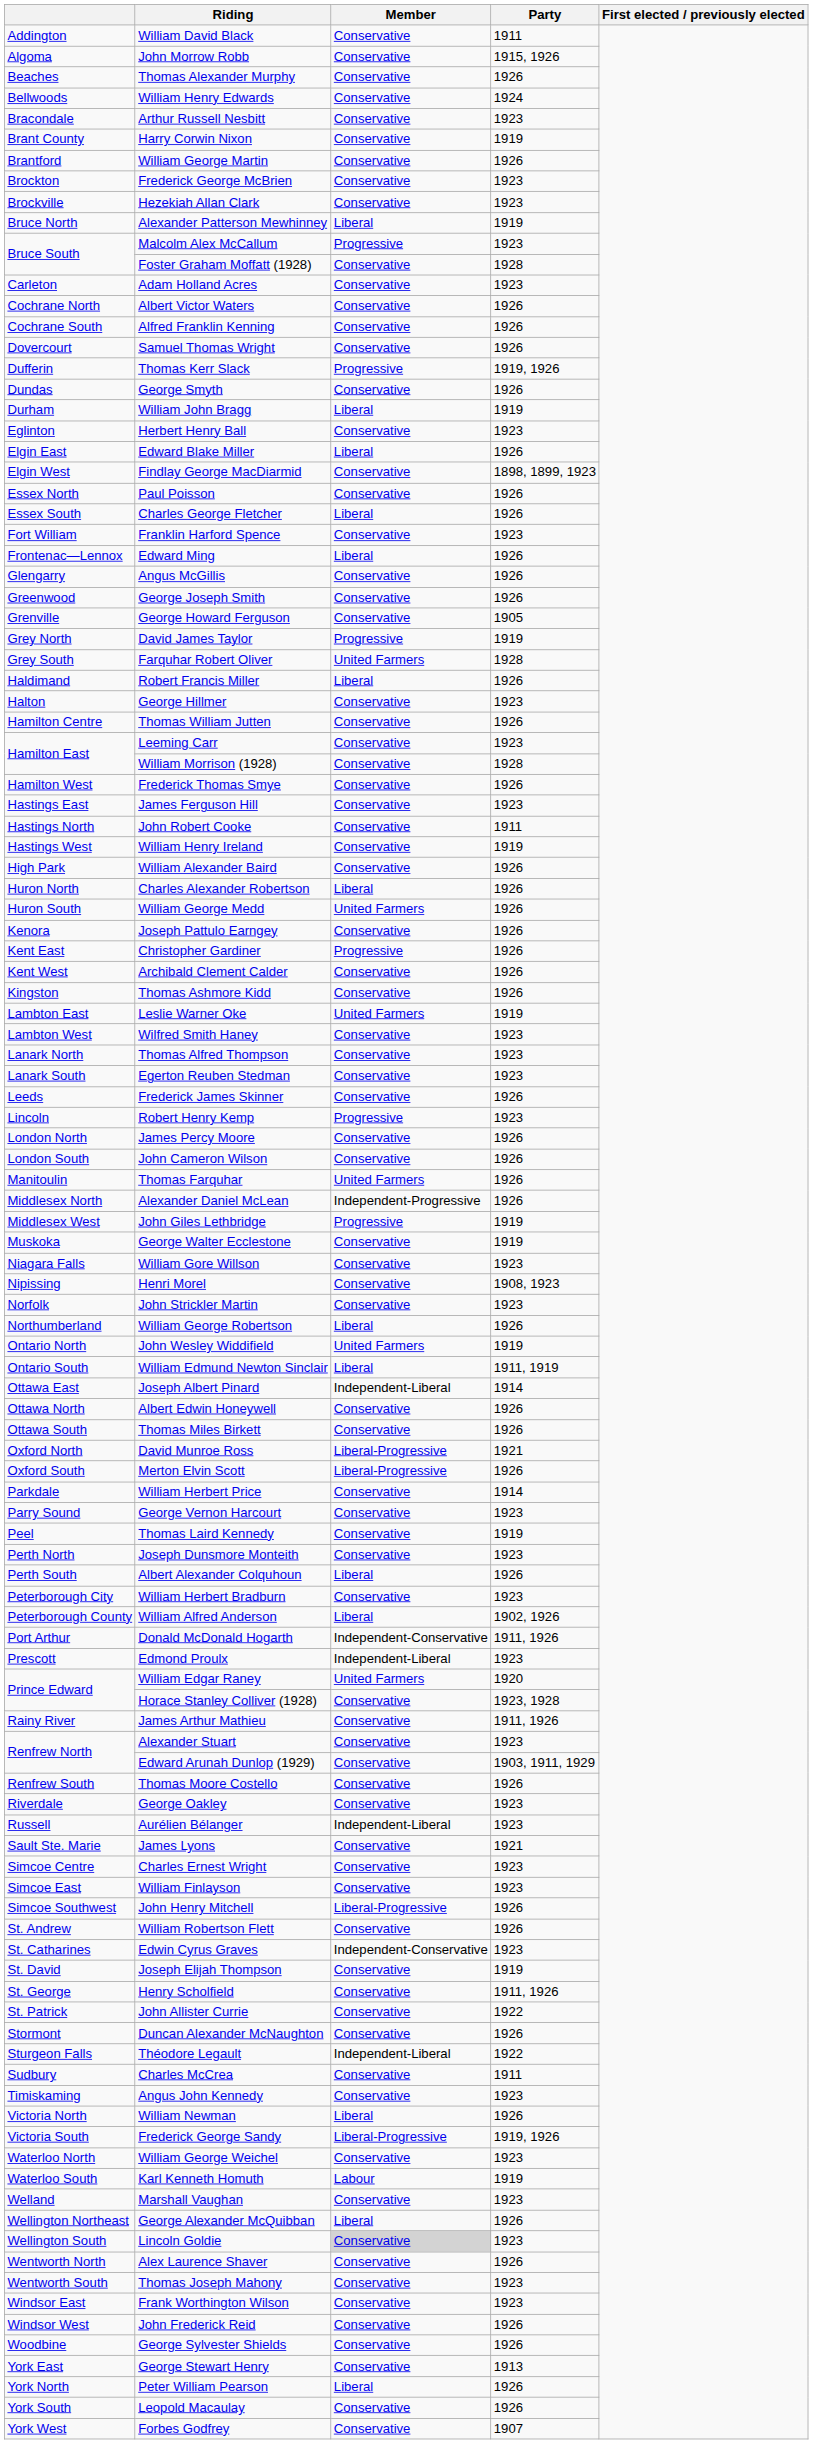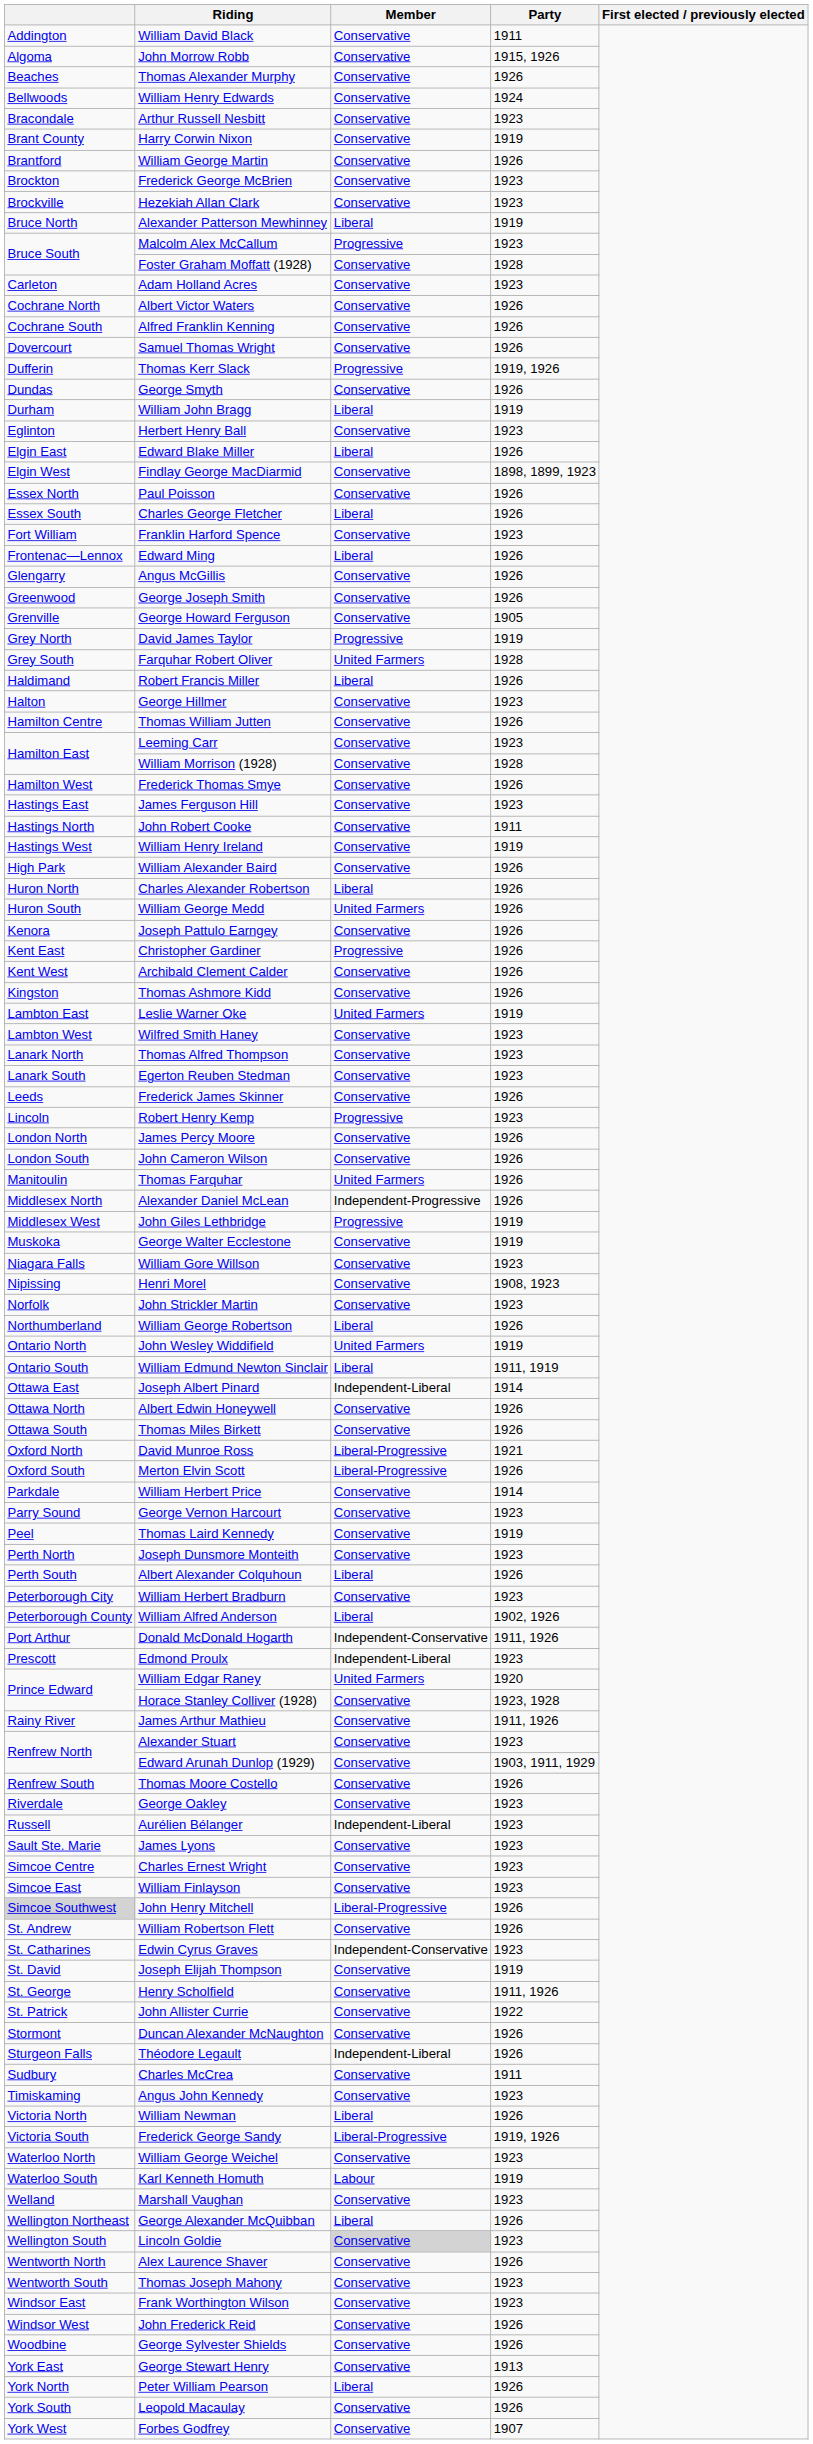(508, 1845) 1921 -> (508, 1845) 1923
(62, 1908) no background -> (62, 1908) lightgrey background
(508, 2054) 1922 -> (508, 2054) 1926
